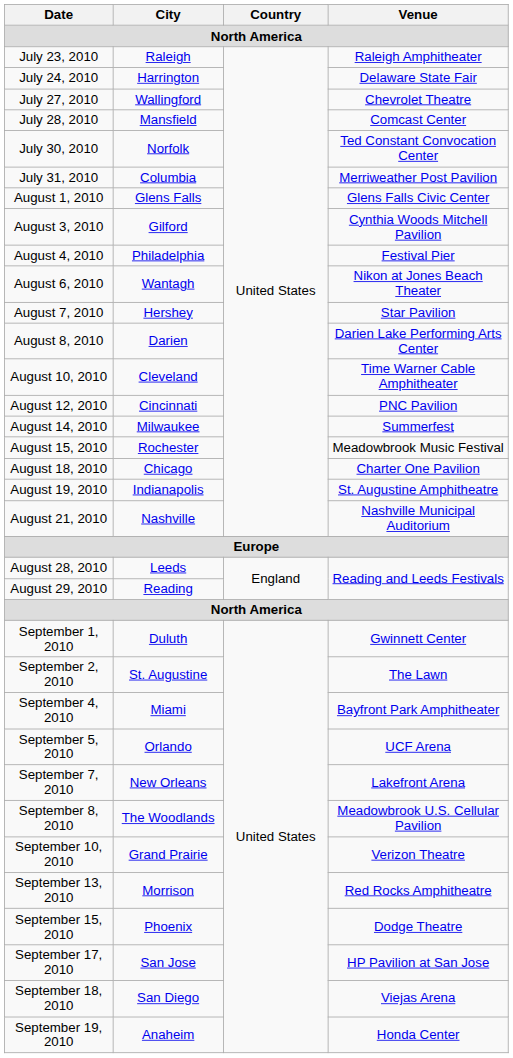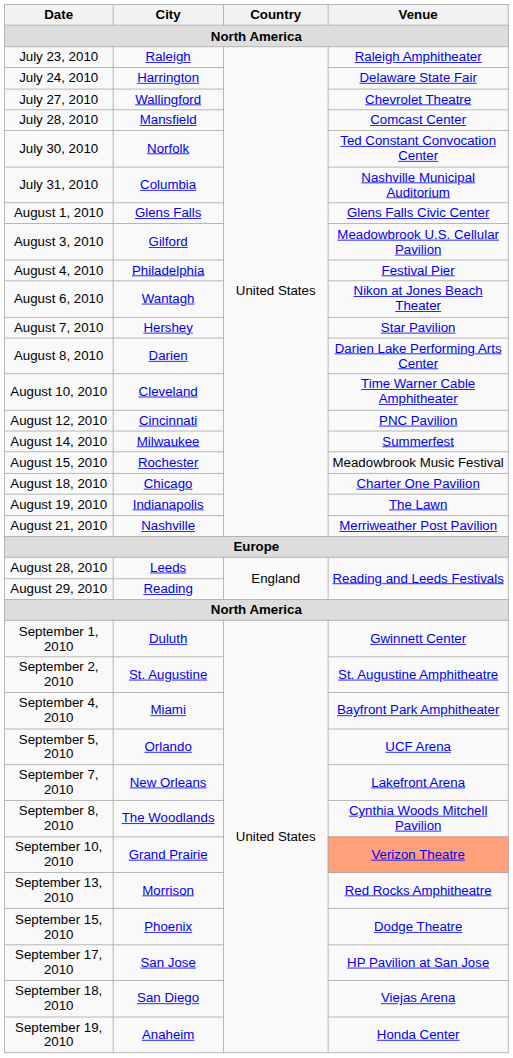(418, 177) Merriweather Post Pavilion -> (418, 184) Nashville Municipal Auditorium
(418, 226) Cynthia Woods Mitchell Pavilion -> (418, 241) Meadowbrook U.S. Cellular Pavilion
(418, 489) St. Augustine Amphitheatre -> (418, 504) The Lawn
(418, 518) Nashville Municipal Auditorium -> (418, 525) Merriweather Post Pavilion
(418, 674) The Lawn -> (418, 674) St. Augustine Amphitheatre
(418, 818) Meadowbrook U.S. Cellular Pavilion -> (418, 818) Cynthia Woods Mitchell Pavilion
(418, 854) no background -> (418, 854) lightsalmon background
